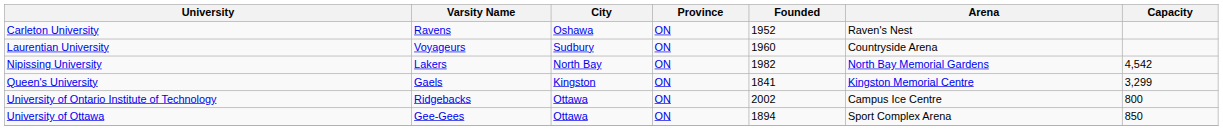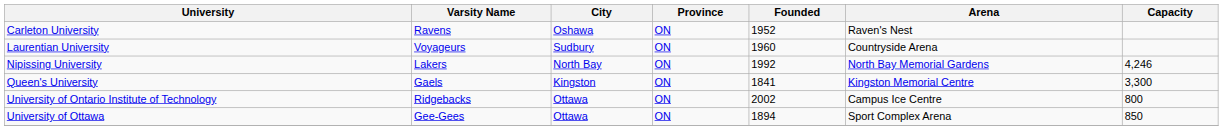(763, 64) 1982 -> (763, 64) 1992
(1138, 64) 4,542 -> (1138, 64) 4,246
(1138, 82) 3,299 -> (1138, 82) 3,300
